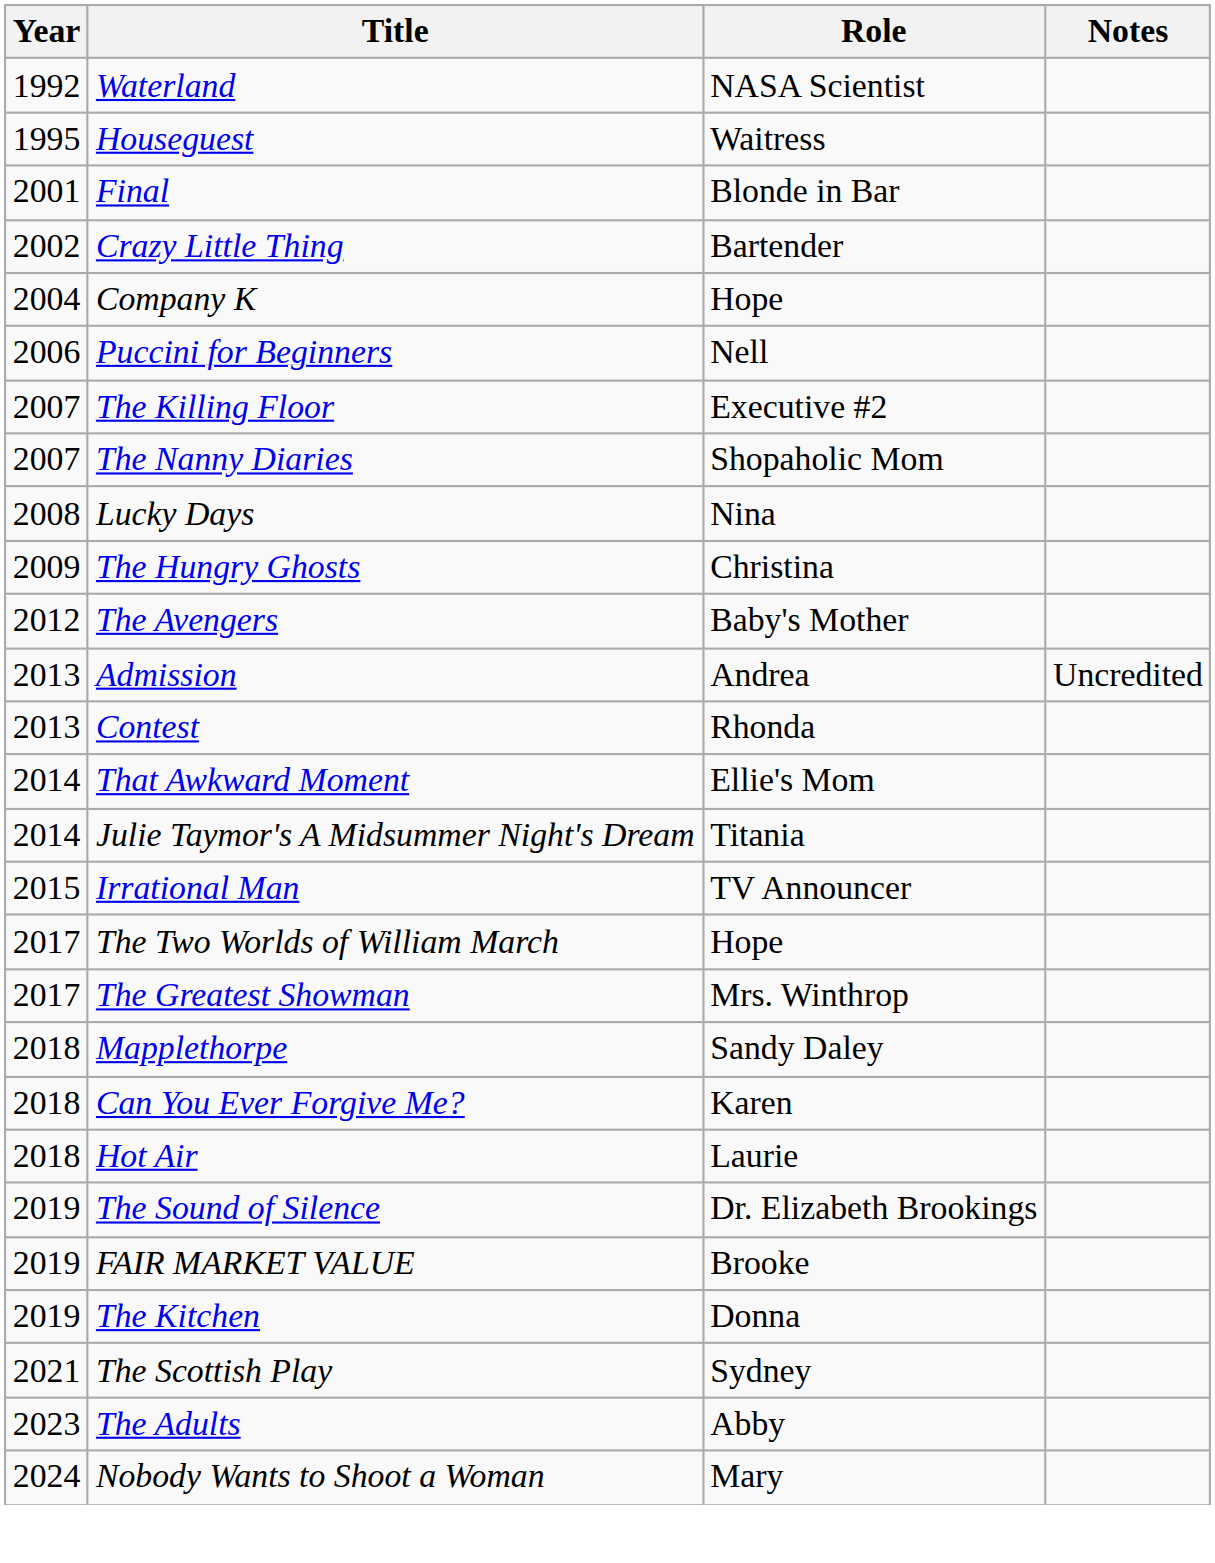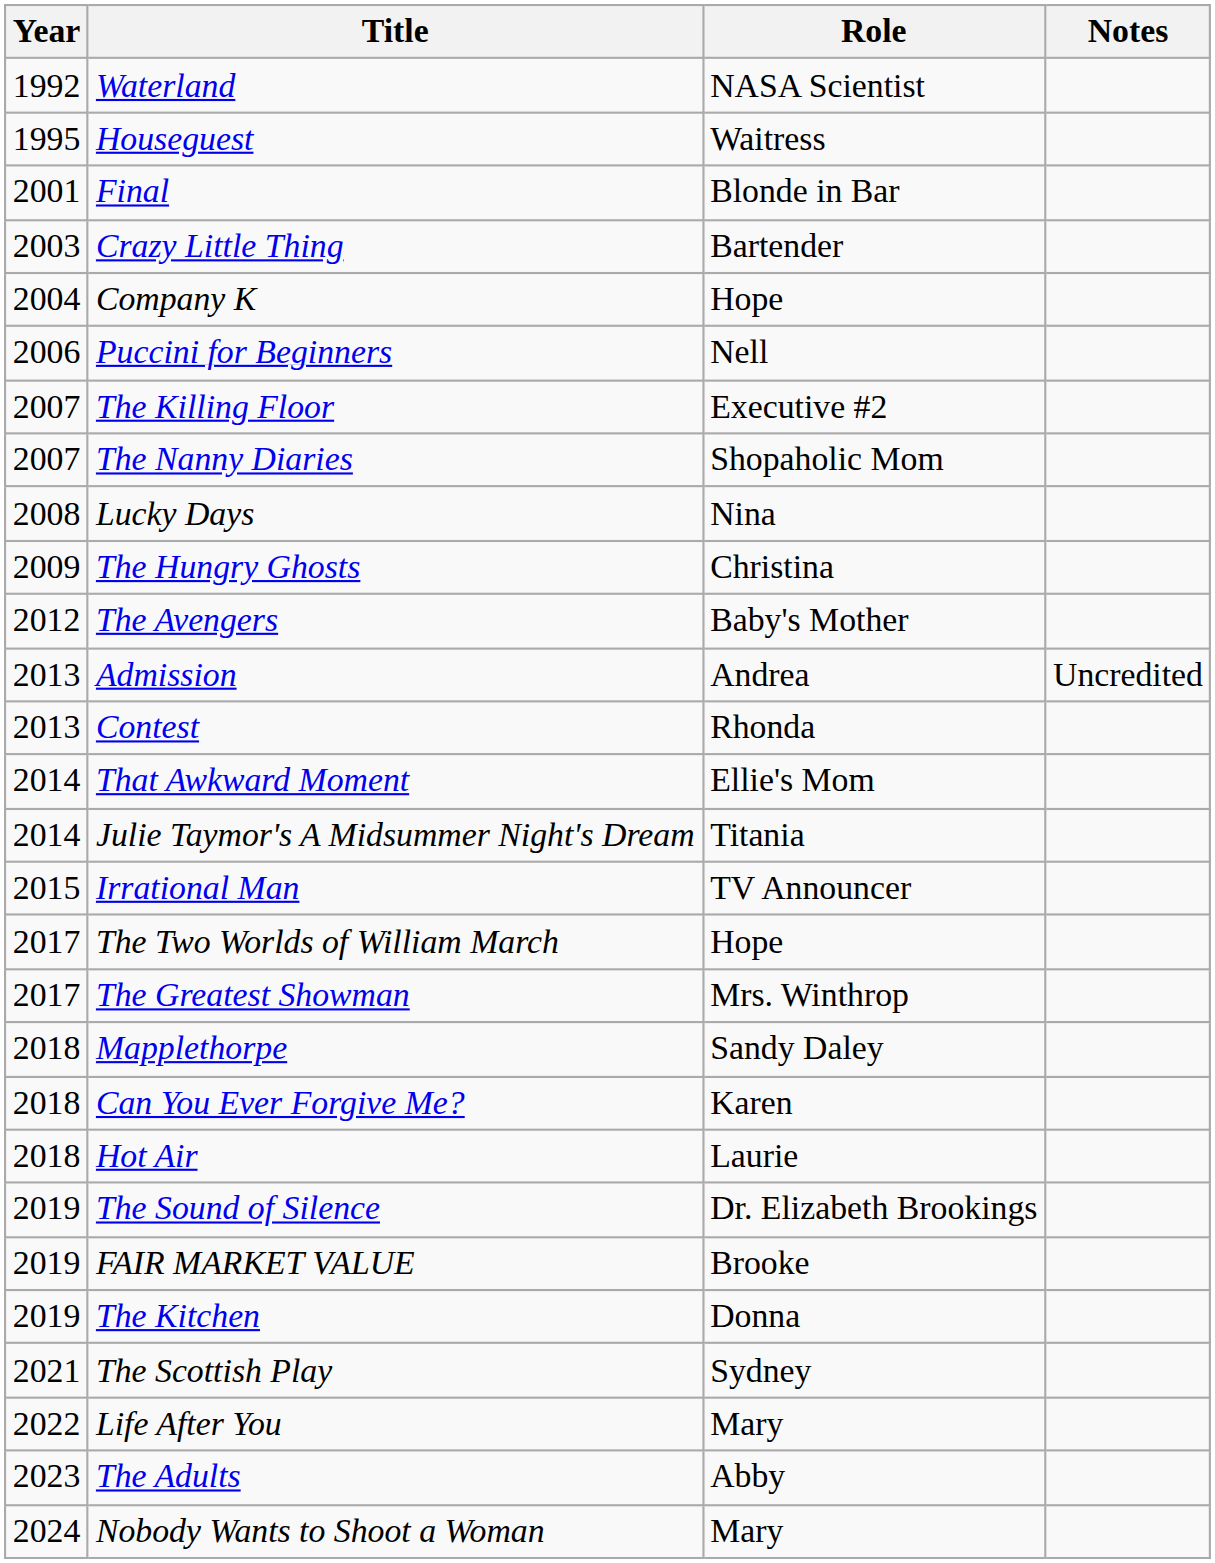(47, 245) 2002 -> (47, 245) 2003
+ row: (189, 1423)
